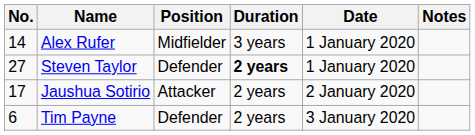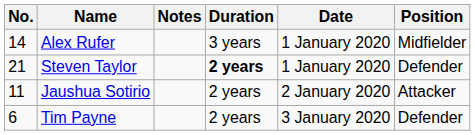columns swapped: (192, 17) <-> (444, 17)
(17, 67) 27 -> (17, 67) 21
(17, 92) 17 -> (16, 92) 11
